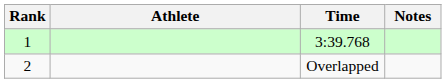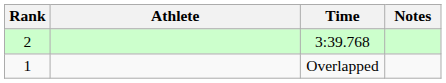(27, 41) 1 -> (27, 41) 2
(27, 66) 2 -> (27, 66) 1
